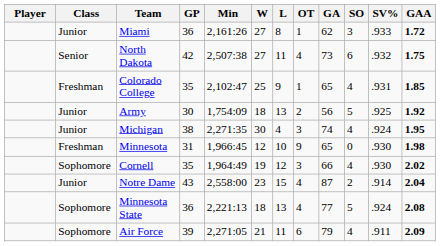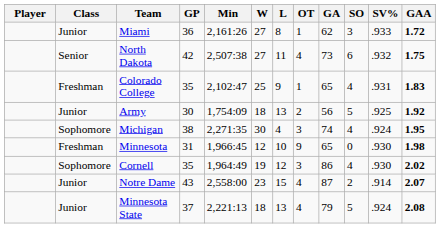(415, 86) 1.85 -> (415, 86) 1.83
(72, 129) Junior -> (84, 129) Sophomore
(327, 165) 66 -> (327, 165) 86
(415, 183) 2.04 -> (415, 183) 2.07
(84, 207) Sophomore -> (72, 207) Junior
(188, 207) 36 -> (188, 207) 37
(327, 207) 77 -> (327, 207) 79
- row: (141, 232)
